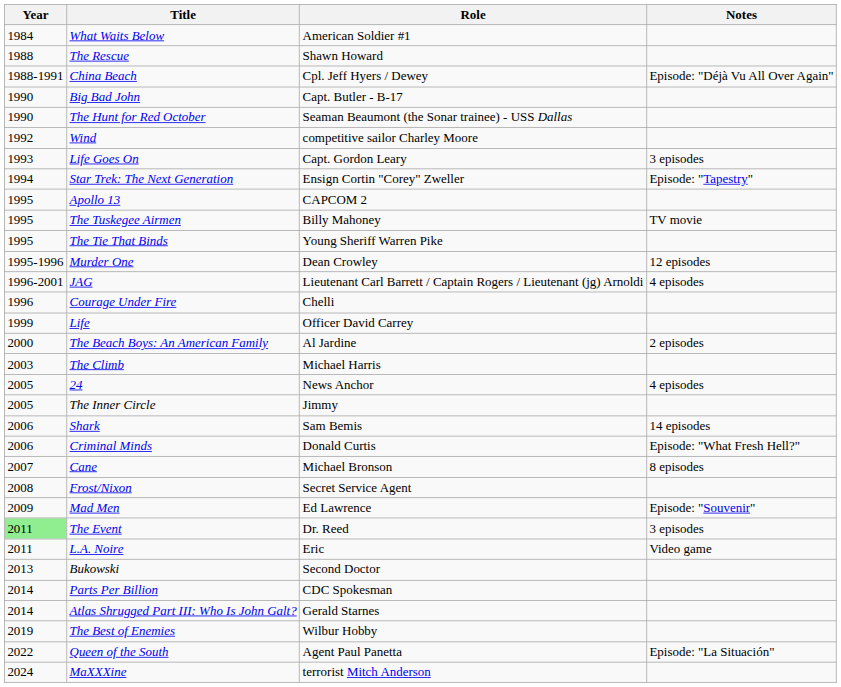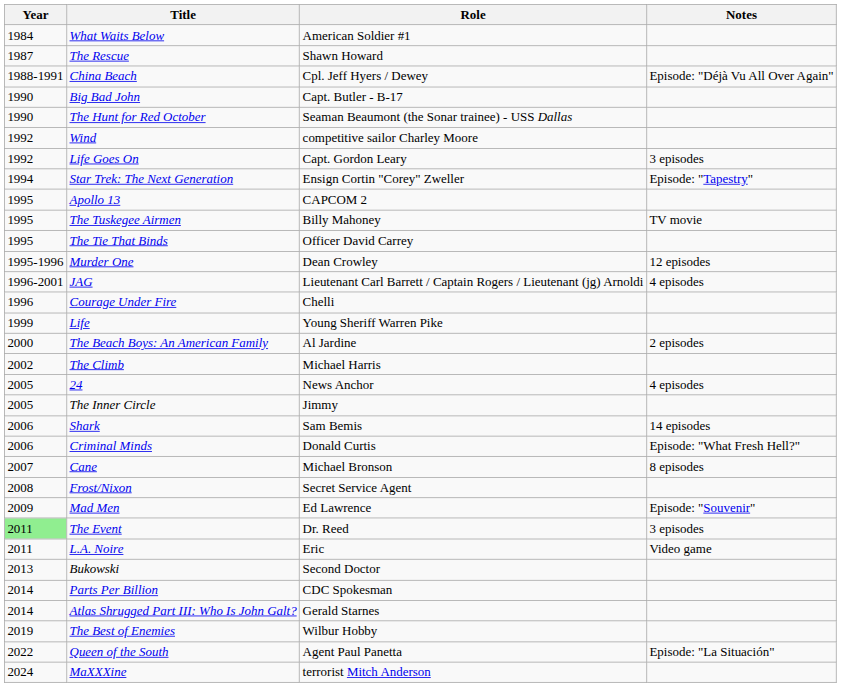(20, 55) 1988 -> (20, 55) 1987
(20, 158) 1993 -> (20, 158) 1992
(373, 240) Young Sheriff Warren Pike -> (358, 240) Officer David Carrey
(358, 323) Officer David Carrey -> (373, 323) Young Sheriff Warren Pike
(20, 364) 2003 -> (20, 364) 2002
